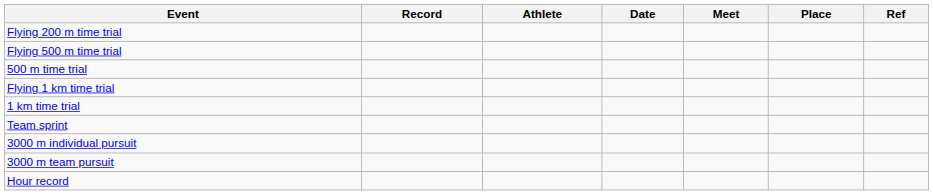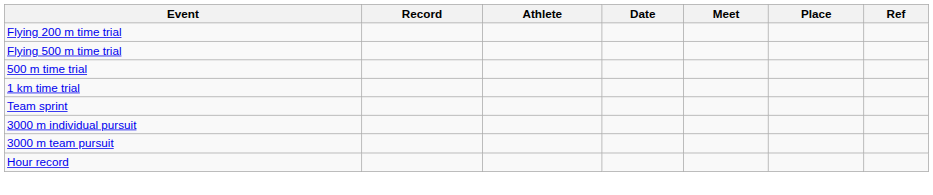- row: (61, 88)
